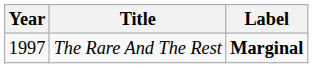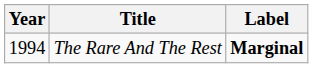(27, 47) 1997 -> (27, 47) 1994
